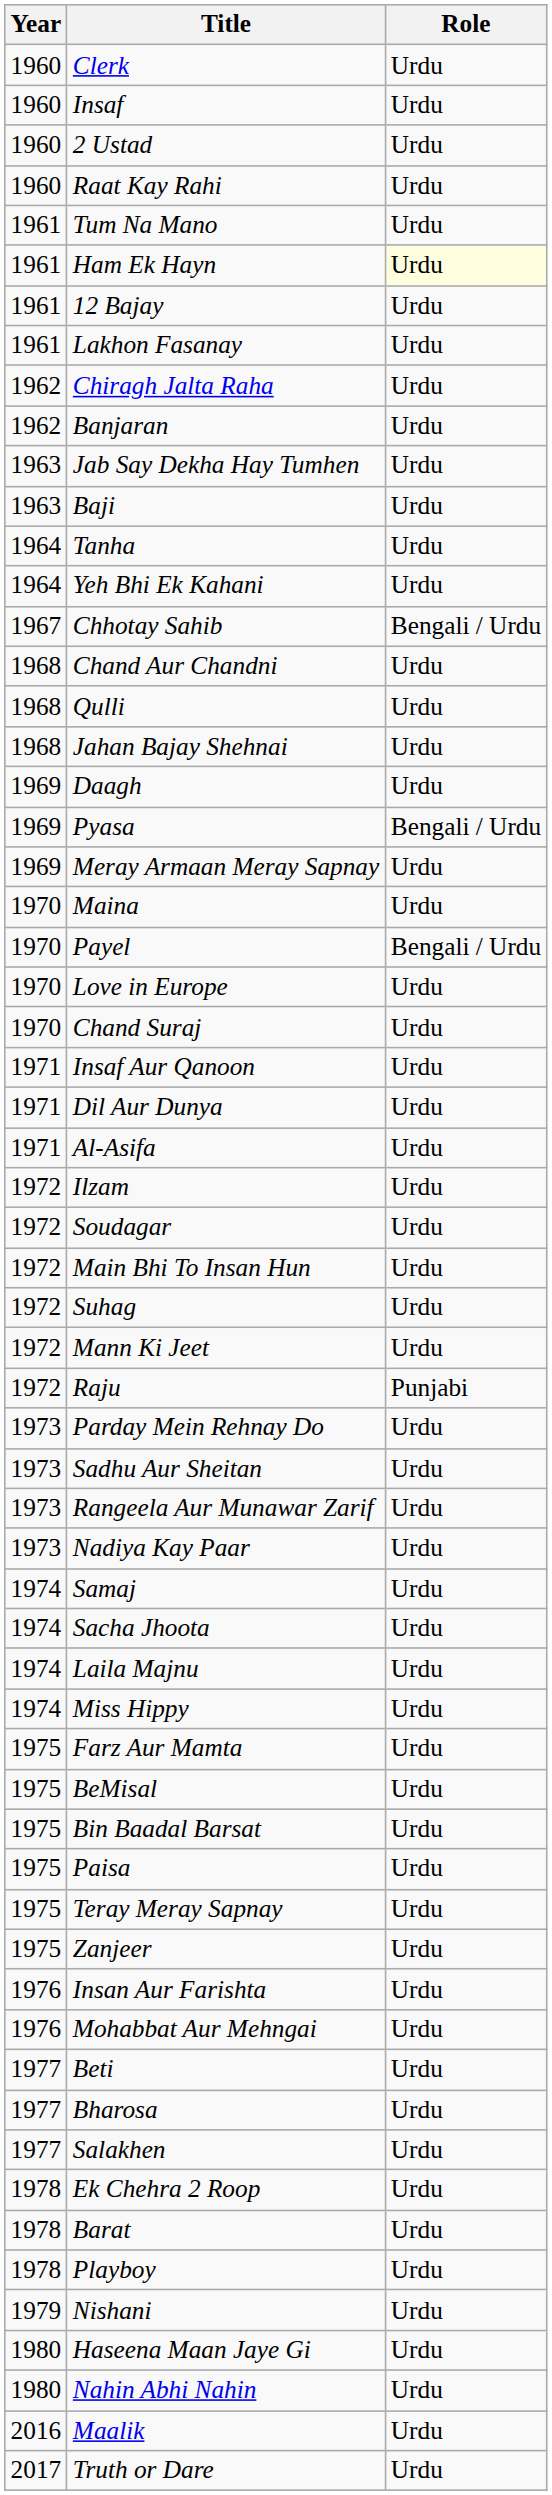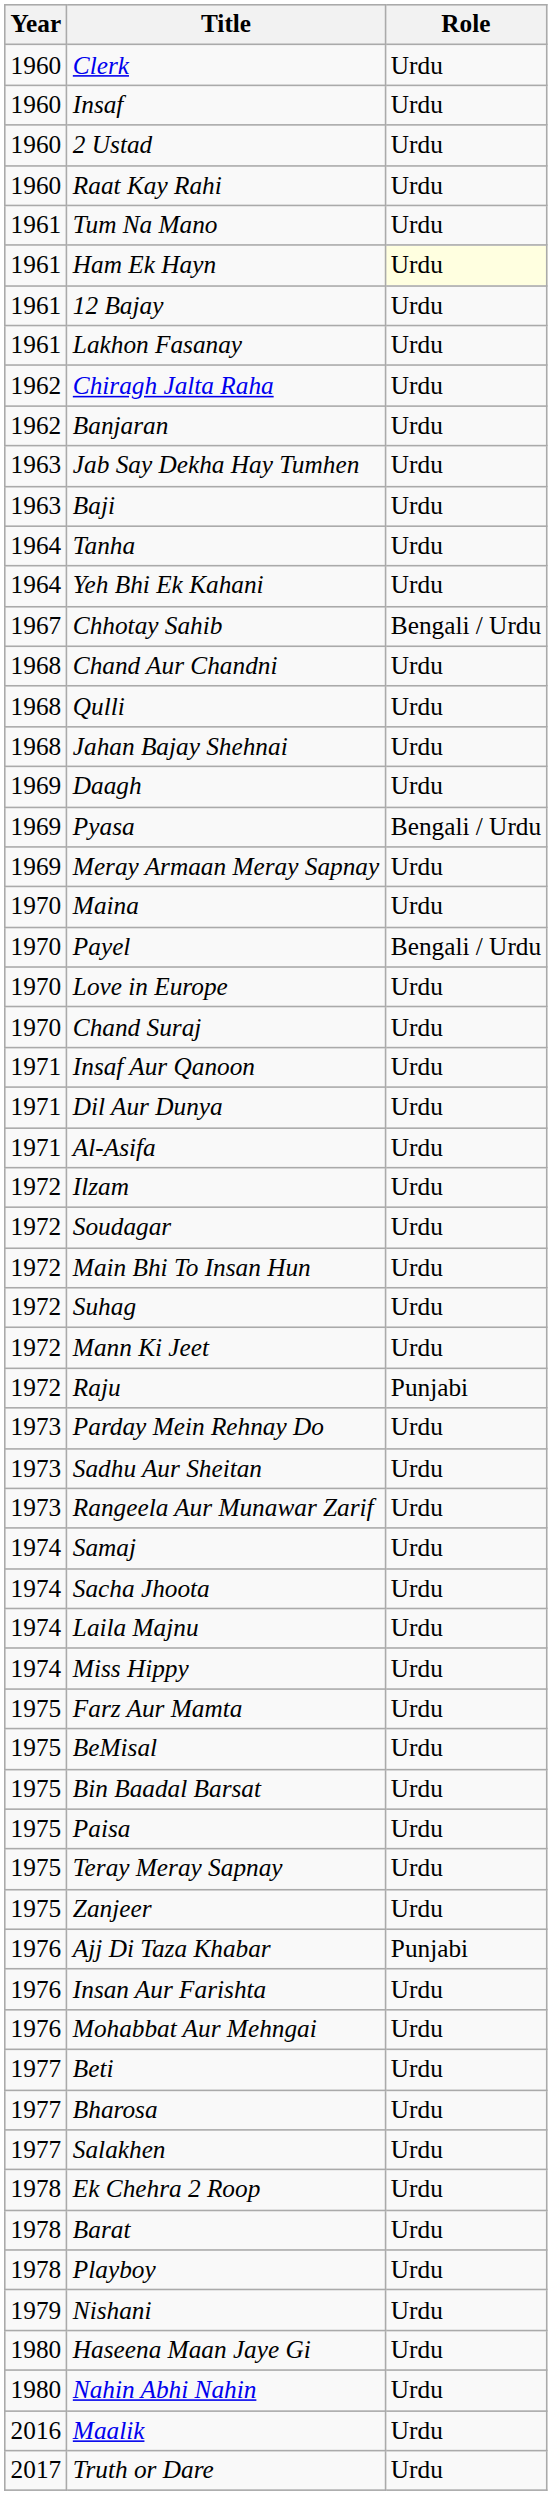- row: (161, 1548)
+ row: (172, 1948)
